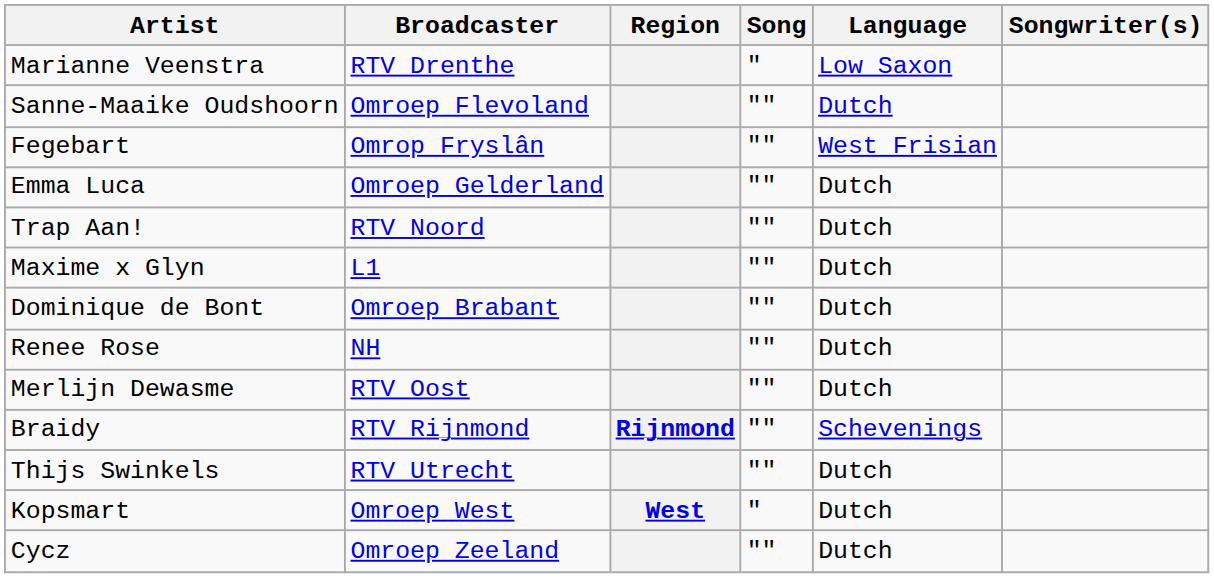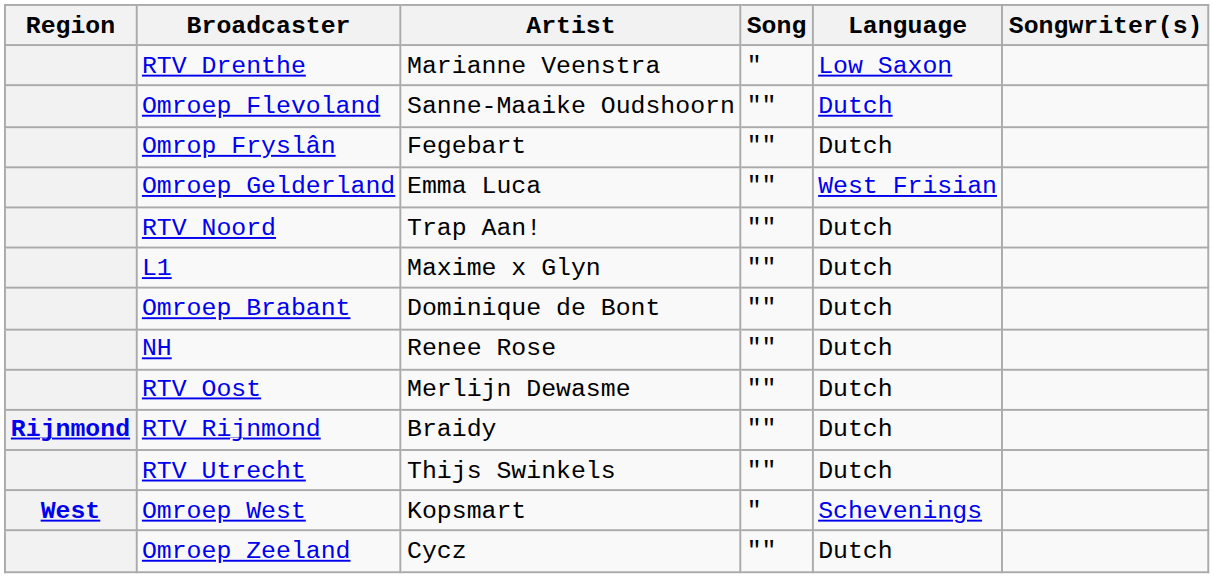columns swapped: (675, 25) <-> (175, 25)
(908, 147) West Frisian -> (855, 147) Dutch
(855, 187) Dutch -> (908, 187) West Frisian
(900, 430) Schevenings -> (855, 430) Dutch
(855, 511) Dutch -> (900, 511) Schevenings
